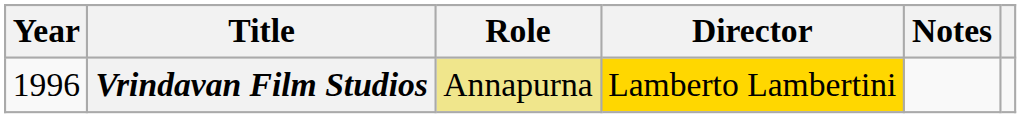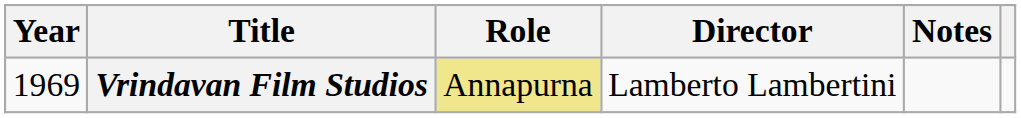(46, 84) 1996 -> (46, 84) 1969
(752, 84) gold background -> (752, 84) no background
